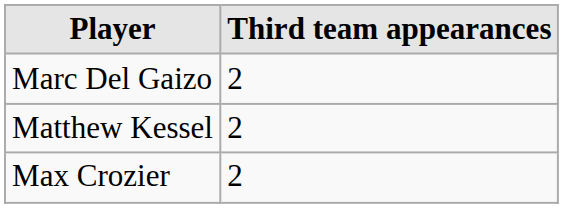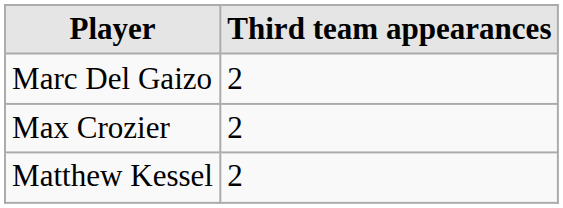rows swapped: (113, 127) <-> (91, 176)
